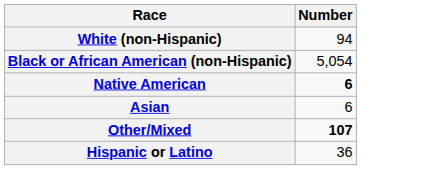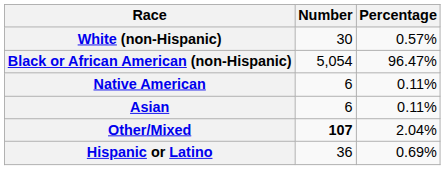+ column: (398, 15)
(345, 38) 94 -> (345, 38) 30
(349, 84) bold -> (349, 84) normal
